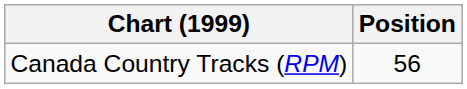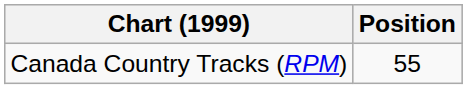(407, 63) 56 -> (407, 63) 55
